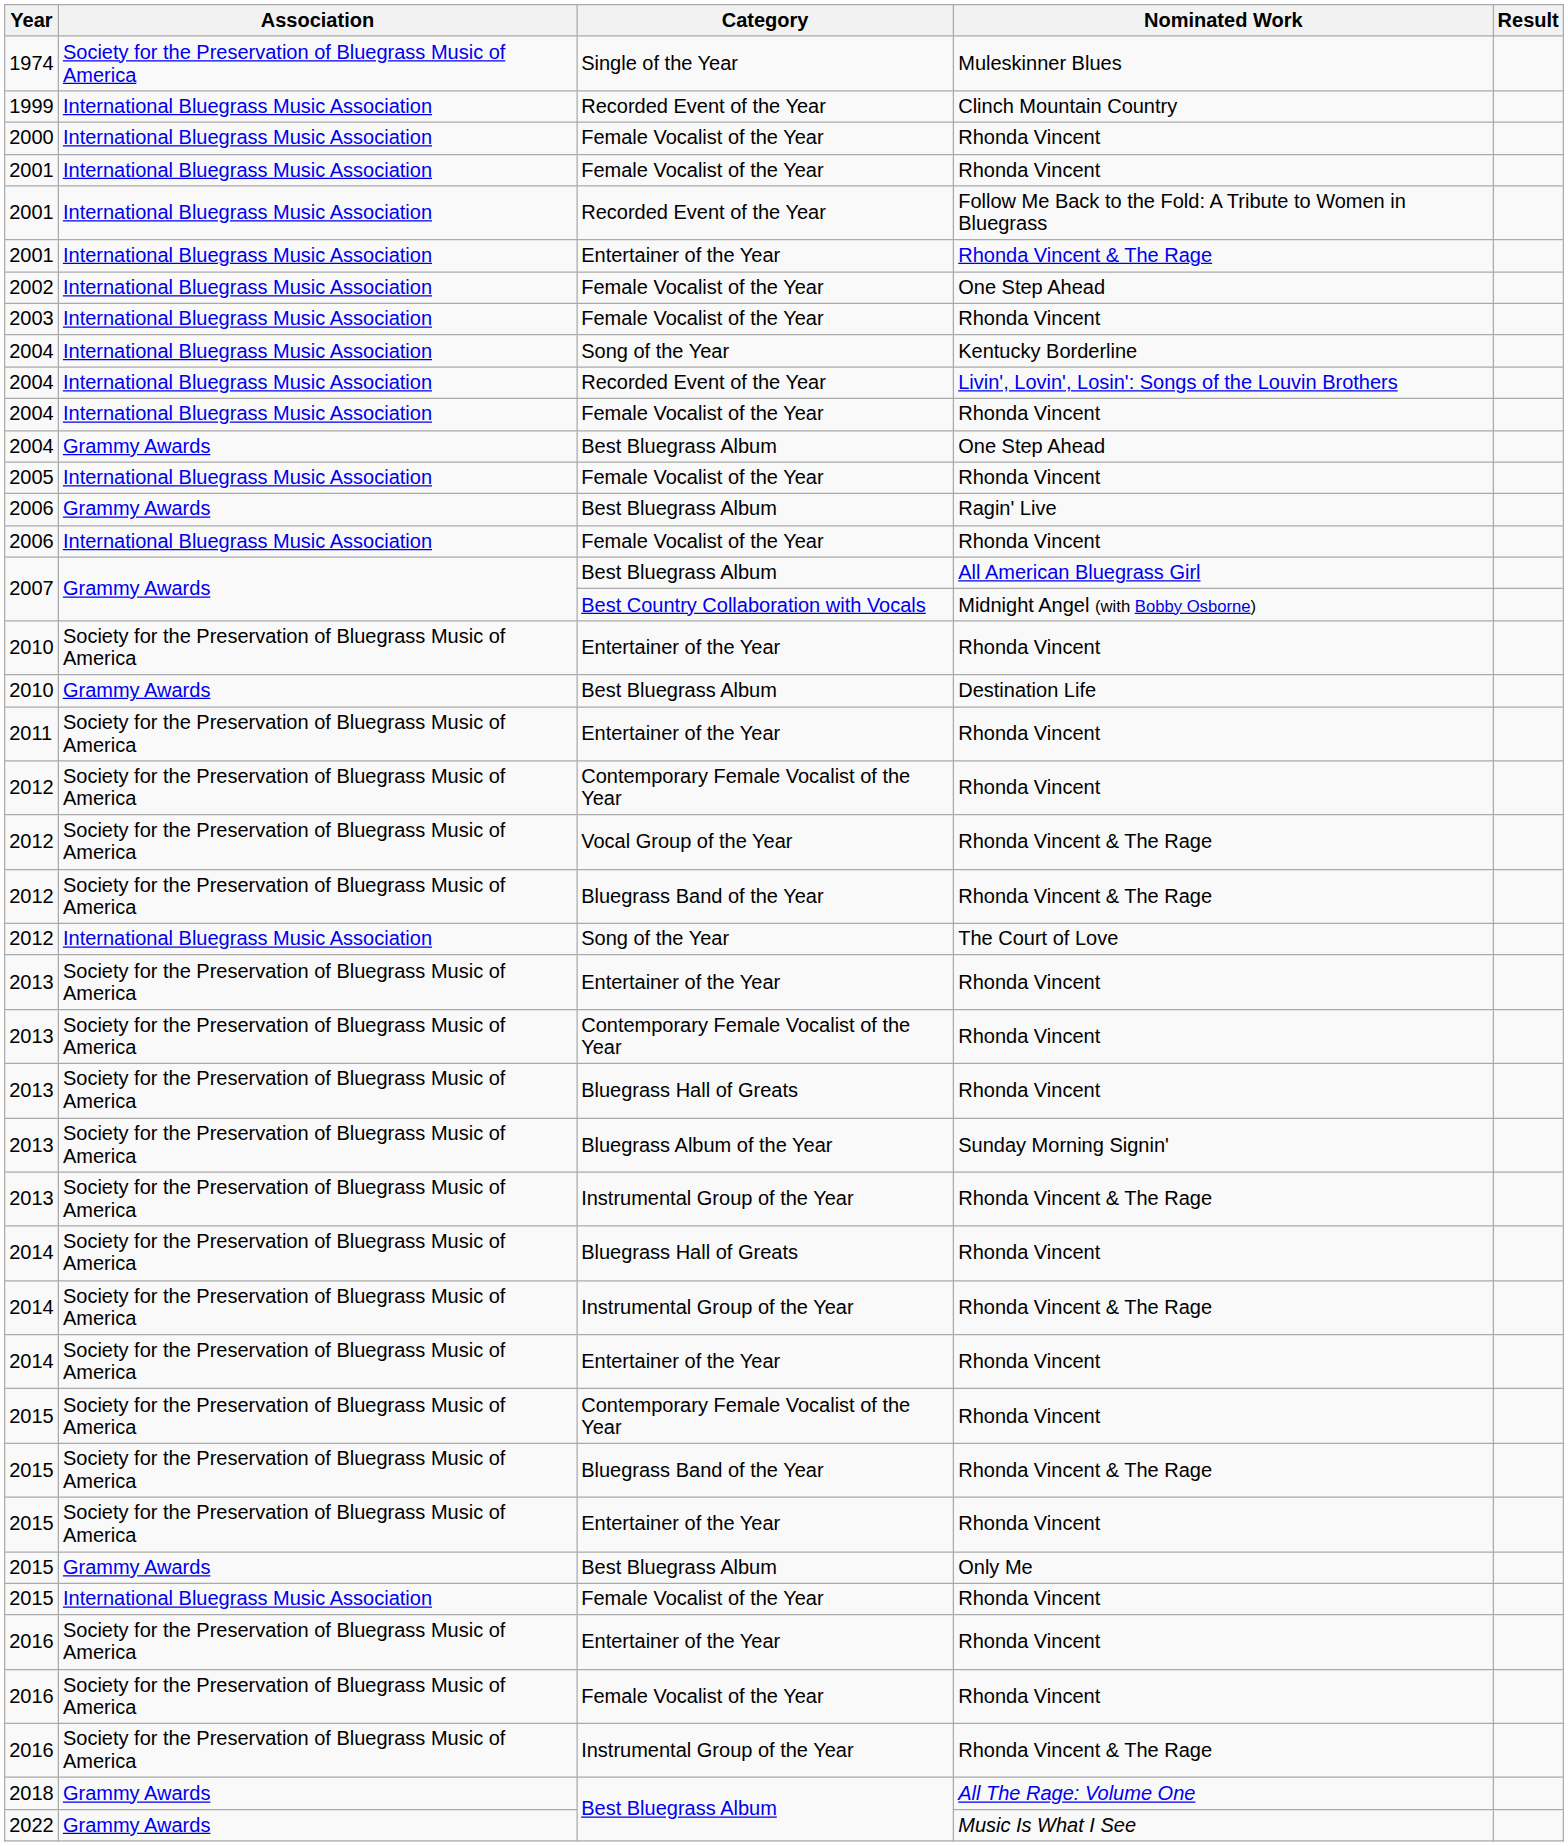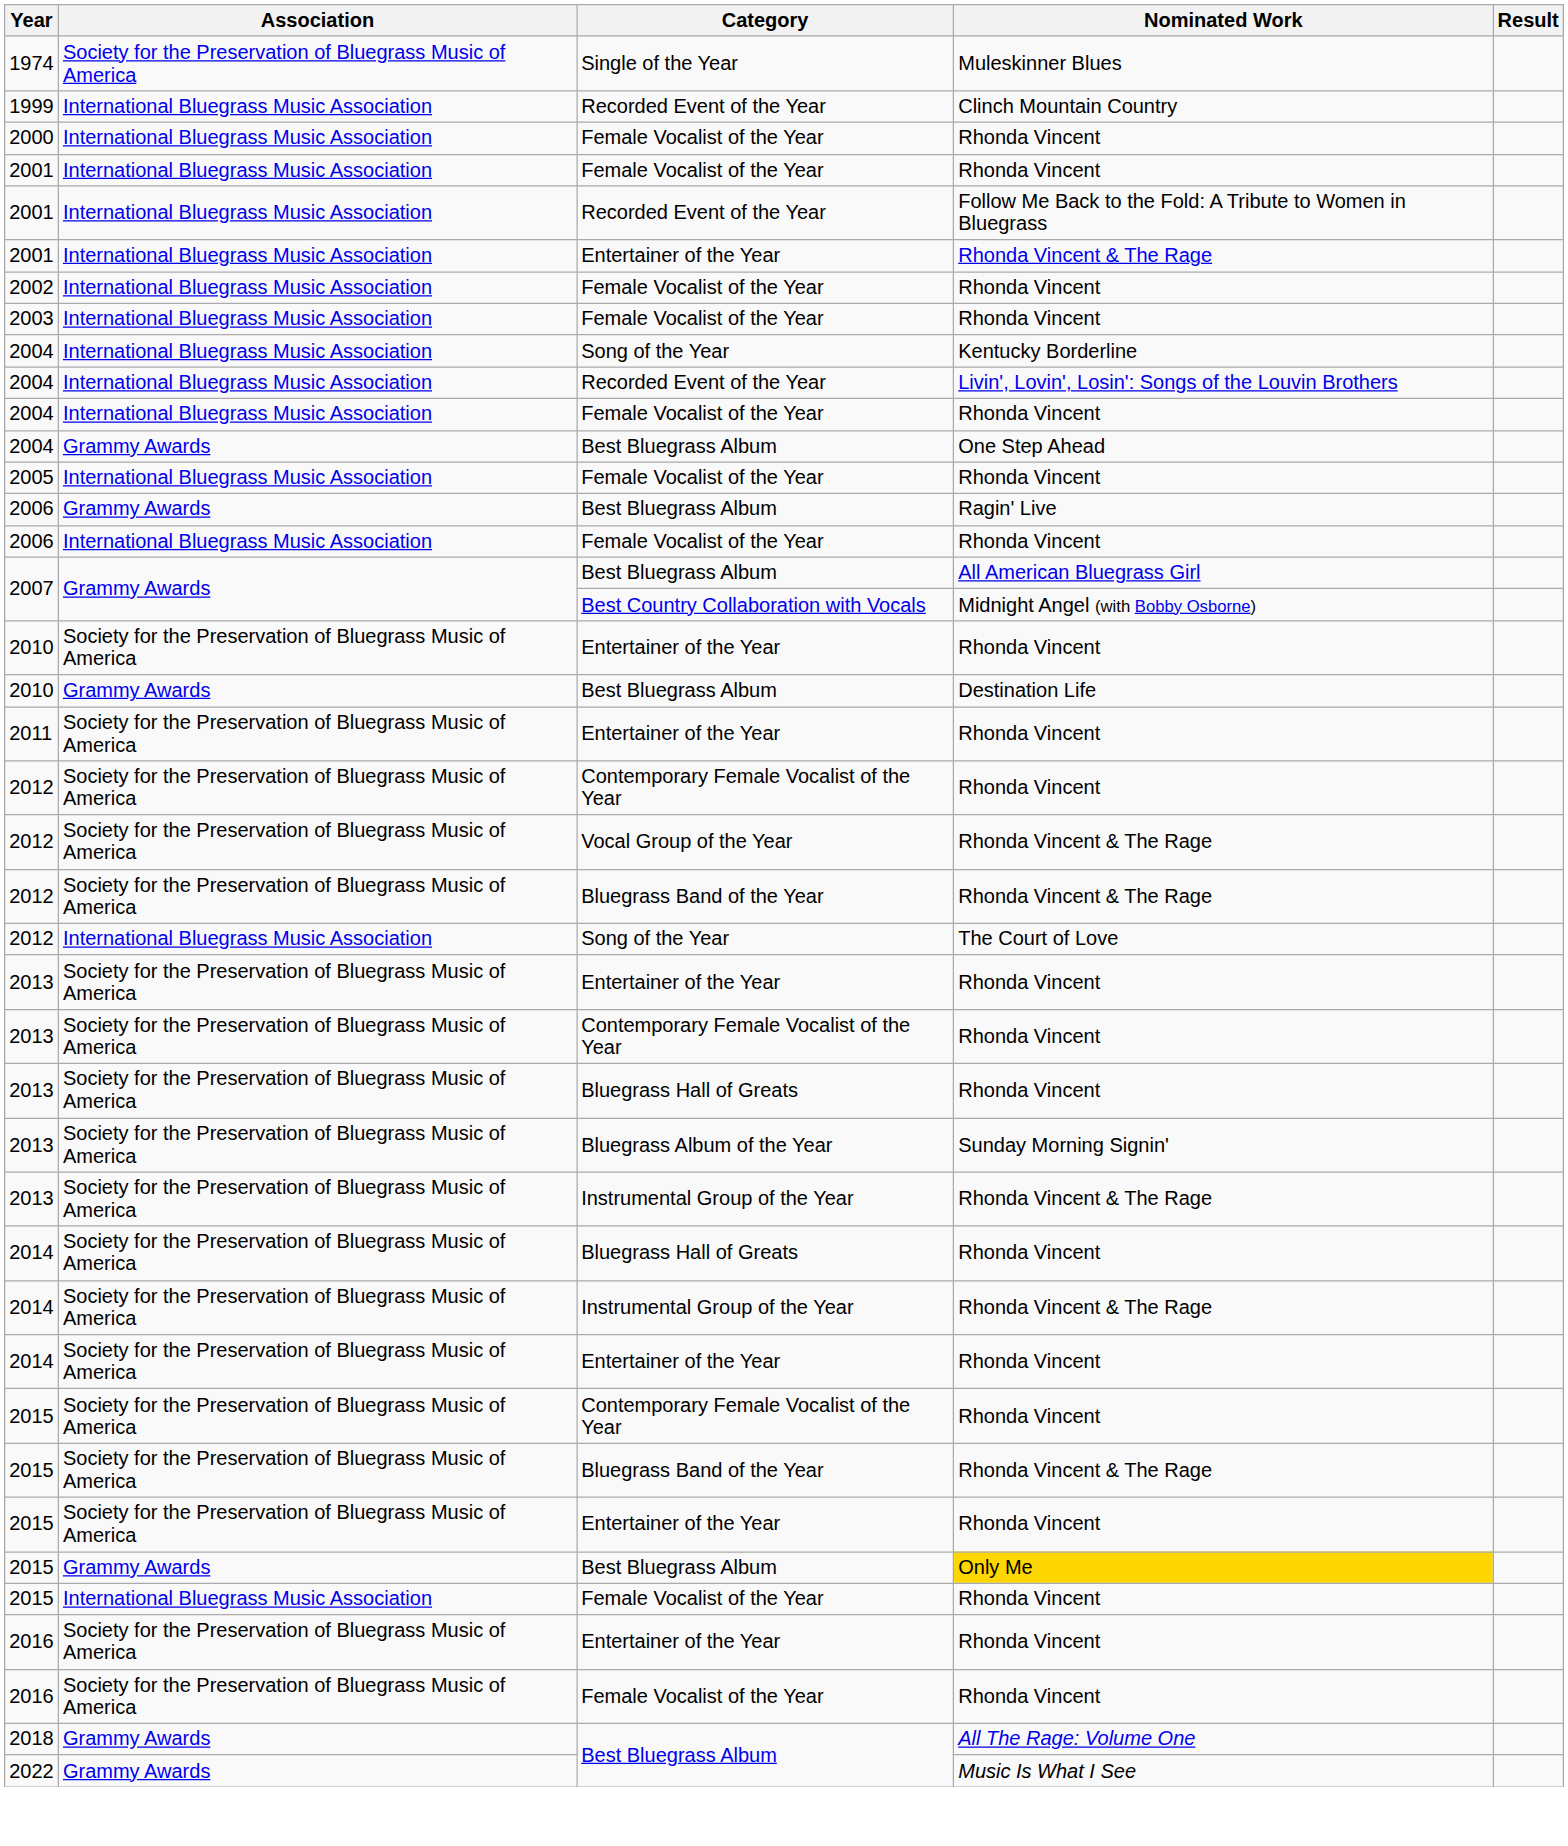(1032, 287) One Step Ahead -> (1029, 287) Rhonda Vincent
(995, 1567) no background -> (995, 1567) gold background
- row: (31, 1750)
